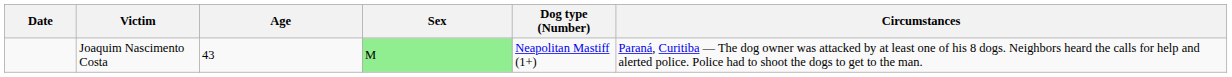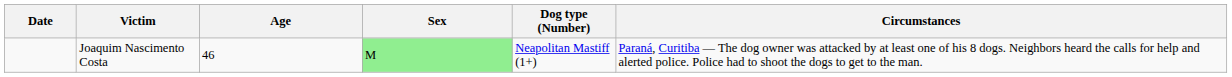(208, 55) 43 -> (208, 55) 46
